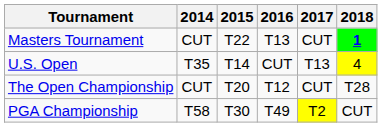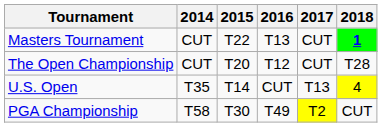rows swapped: (43, 64) <-> (91, 87)
